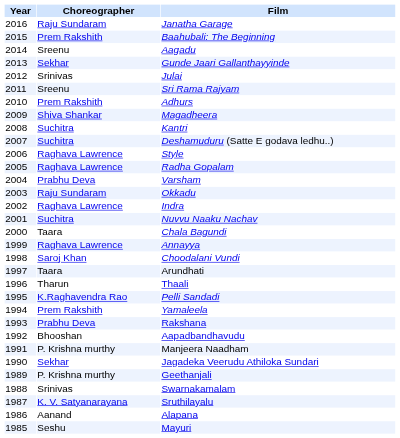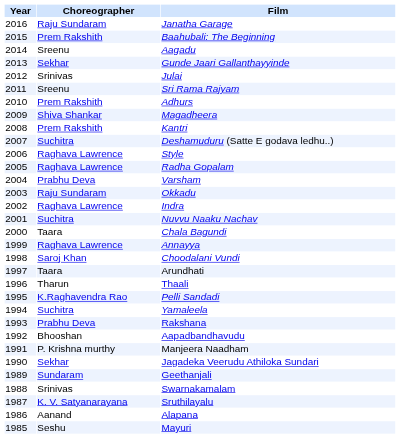(56, 128) Suchitra -> (70, 128) Prem Rakshith
(70, 310) Prem Rakshith -> (56, 310) Suchitra
(76, 375) P. Krishna murthy -> (60, 375) Sundaram
